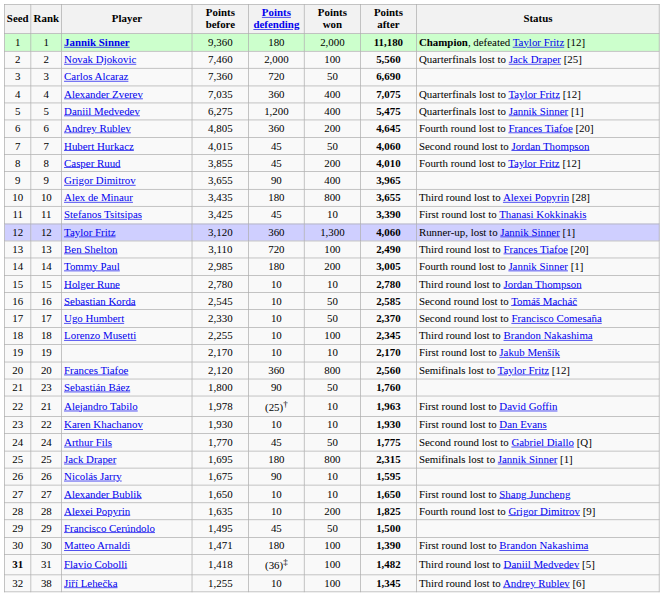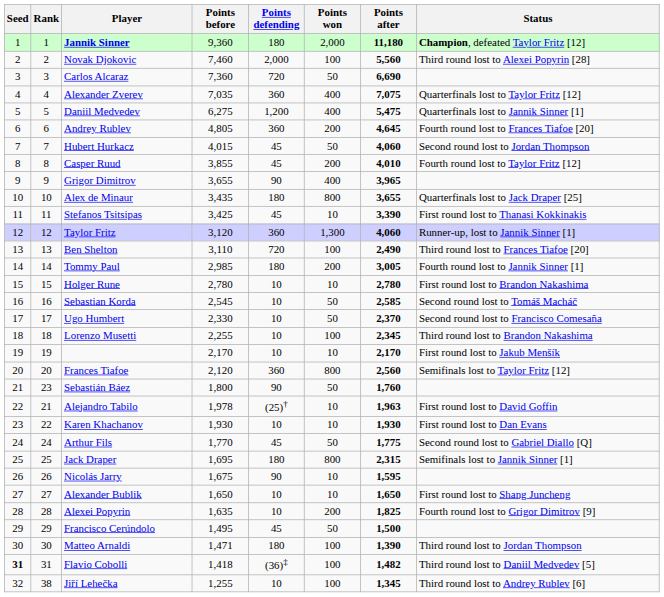(500, 59) Quarterfinals lost to Jack Draper [25] -> (504, 59) Third round lost to Alexei Popyrin [28]
(504, 197) Third round lost to Alexei Popyrin [28] -> (500, 197) Quarterfinals lost to Jack Draper [25]
(500, 284) Third round lost to Jordan Thompson -> (504, 284) First round lost to Brandon Nakashima
(504, 545) First round lost to Brandon Nakashima -> (500, 545) Third round lost to Jordan Thompson
